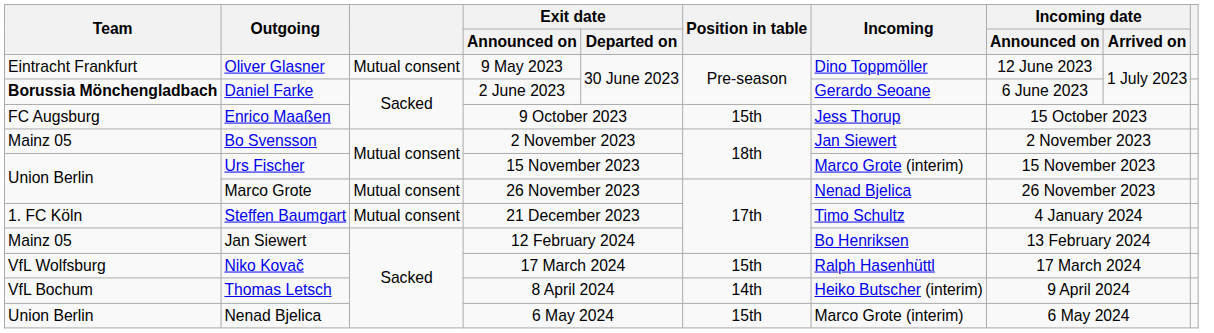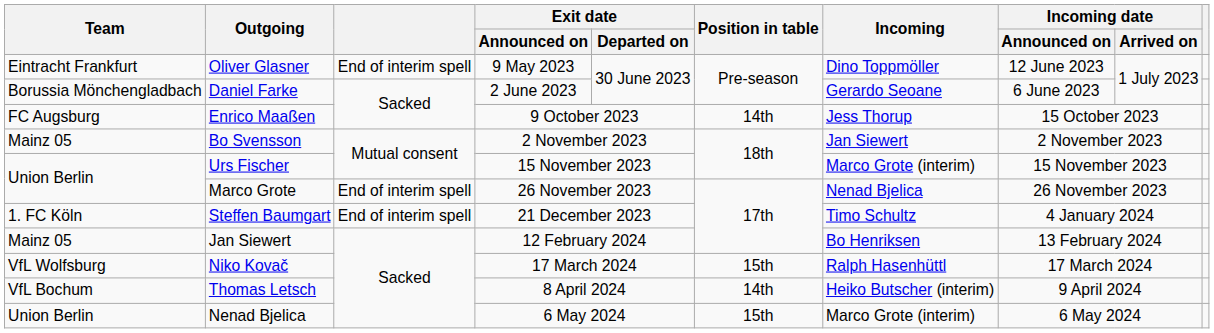(407, 66) Mutual consent -> (404, 66) End of interim spell
(113, 91) bold -> (105, 91) normal
(747, 116) 15th -> (758, 116) 14th
(407, 191) Mutual consent -> (404, 191) End of interim spell
(407, 215) Mutual consent -> (404, 215) End of interim spell
